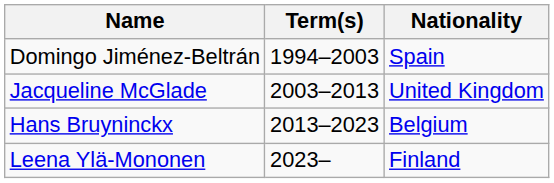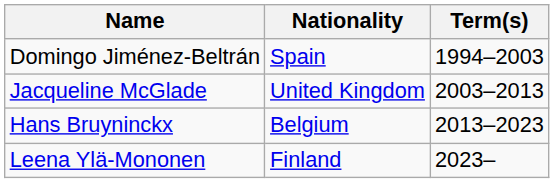columns swapped: (466, 21) <-> (325, 21)
